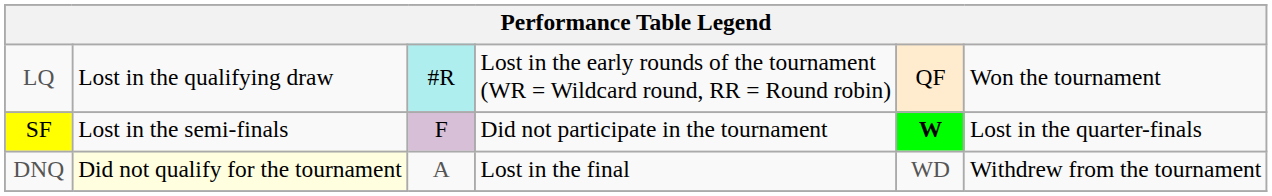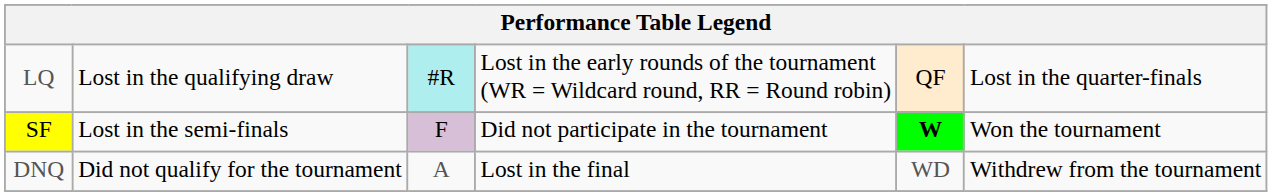(1065, 78) Won the tournament -> (1086, 78) Lost in the quarter-finals
(1086, 131) Lost in the quarter-finals -> (1065, 131) Won the tournament
(240, 171) lightyellow background -> (240, 171) no background
